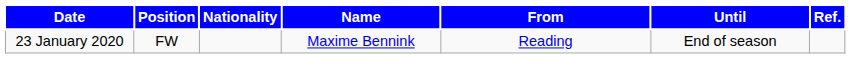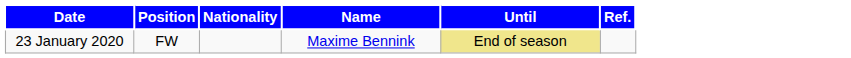- column: (546, 17)
(730, 41) no background -> (520, 41) khaki background
